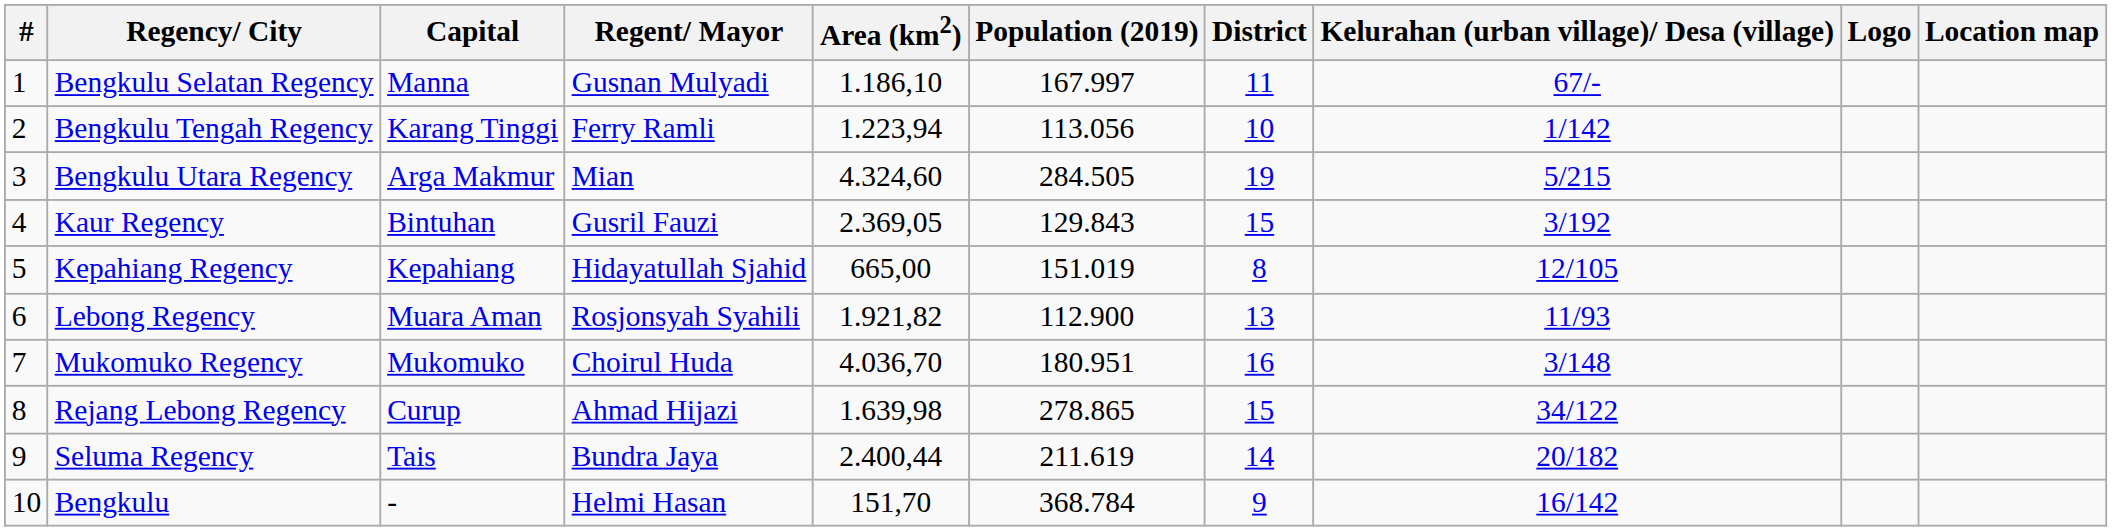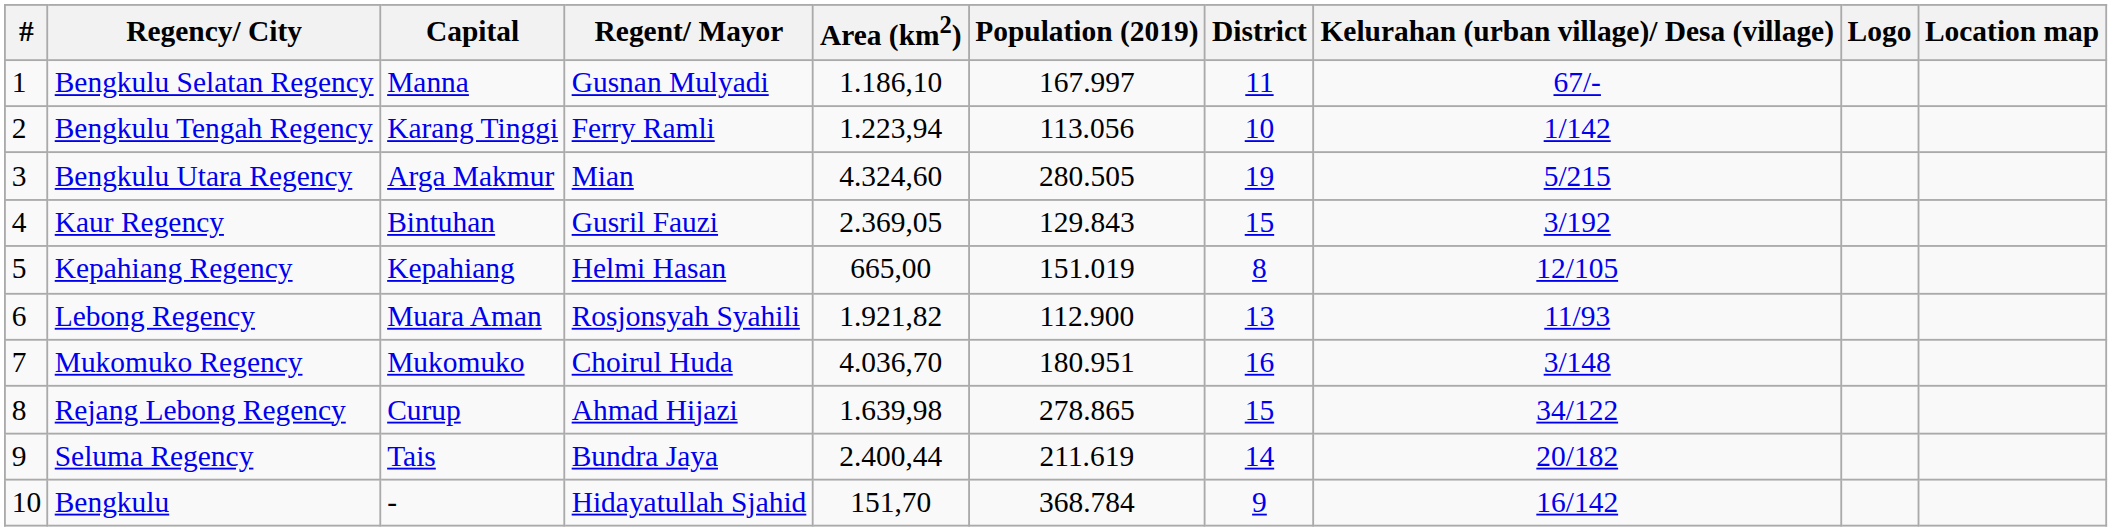(1087, 175) 284.505 -> (1087, 175) 280.505
(689, 269) Hidayatullah Sjahid -> (649, 269) Helmi Hasan
(649, 502) Helmi Hasan -> (689, 502) Hidayatullah Sjahid
